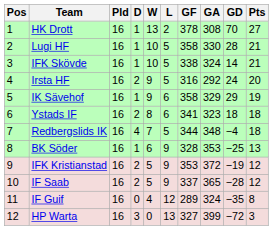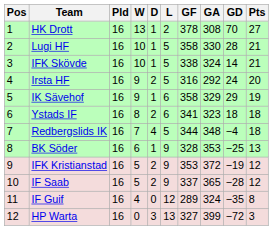columns swapped: (152, 13) <-> (138, 13)
